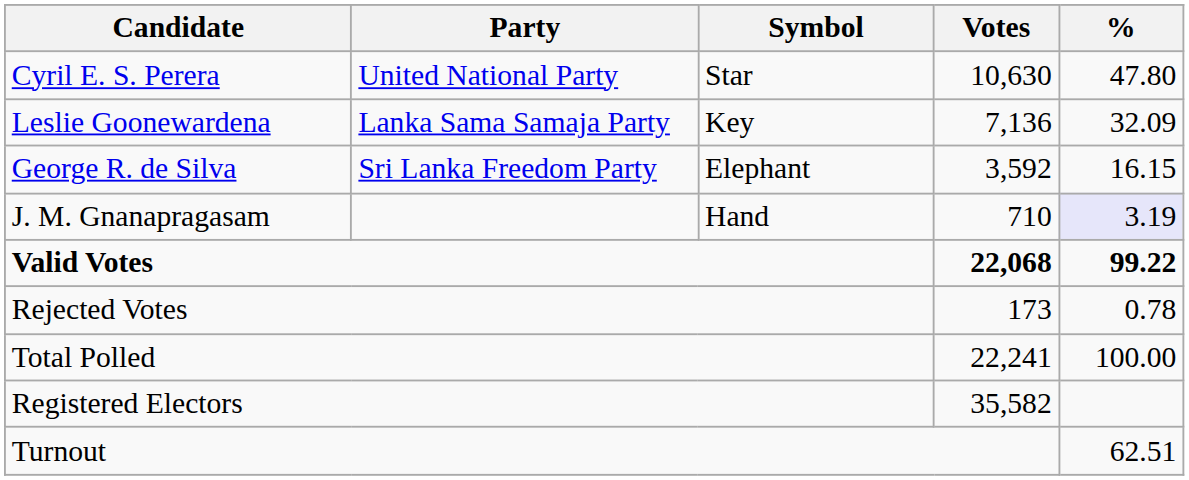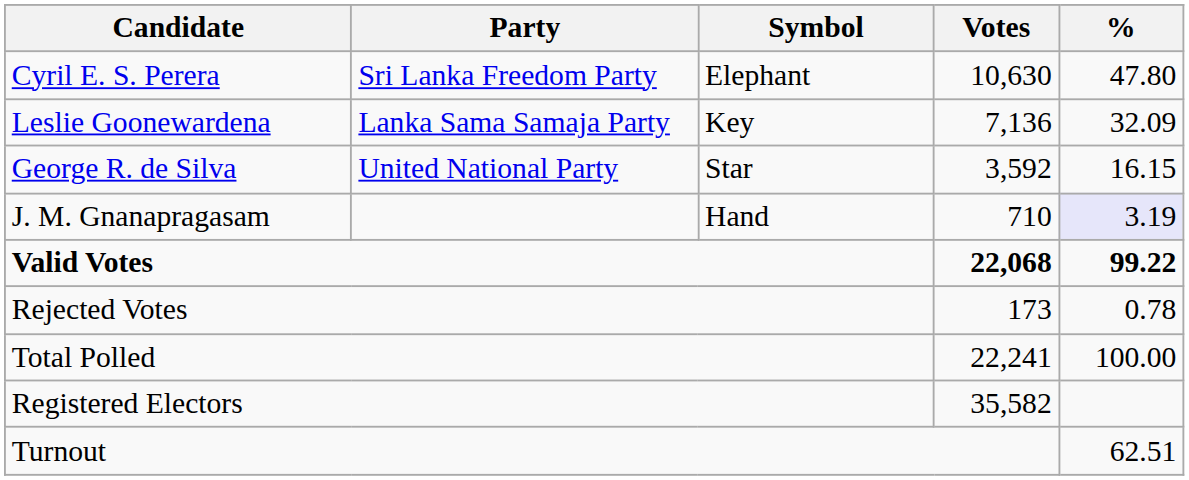(488, 74) United National Party -> (508, 74) Sri Lanka Freedom Party
(729, 74) Star -> (758, 74) Elephant
(508, 168) Sri Lanka Freedom Party -> (488, 168) United National Party
(758, 168) Elephant -> (729, 168) Star
